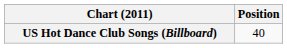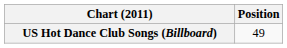(259, 33) 40 -> (259, 33) 49
